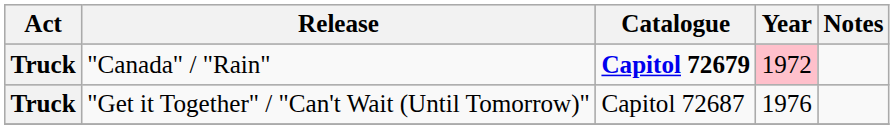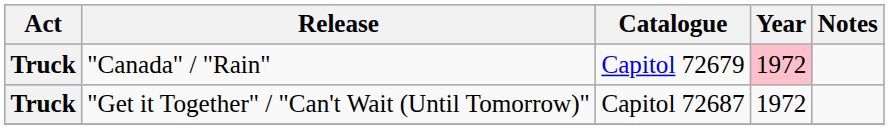(676, 64) bold -> (673, 64) normal
(787, 104) 1976 -> (781, 104) 1972
